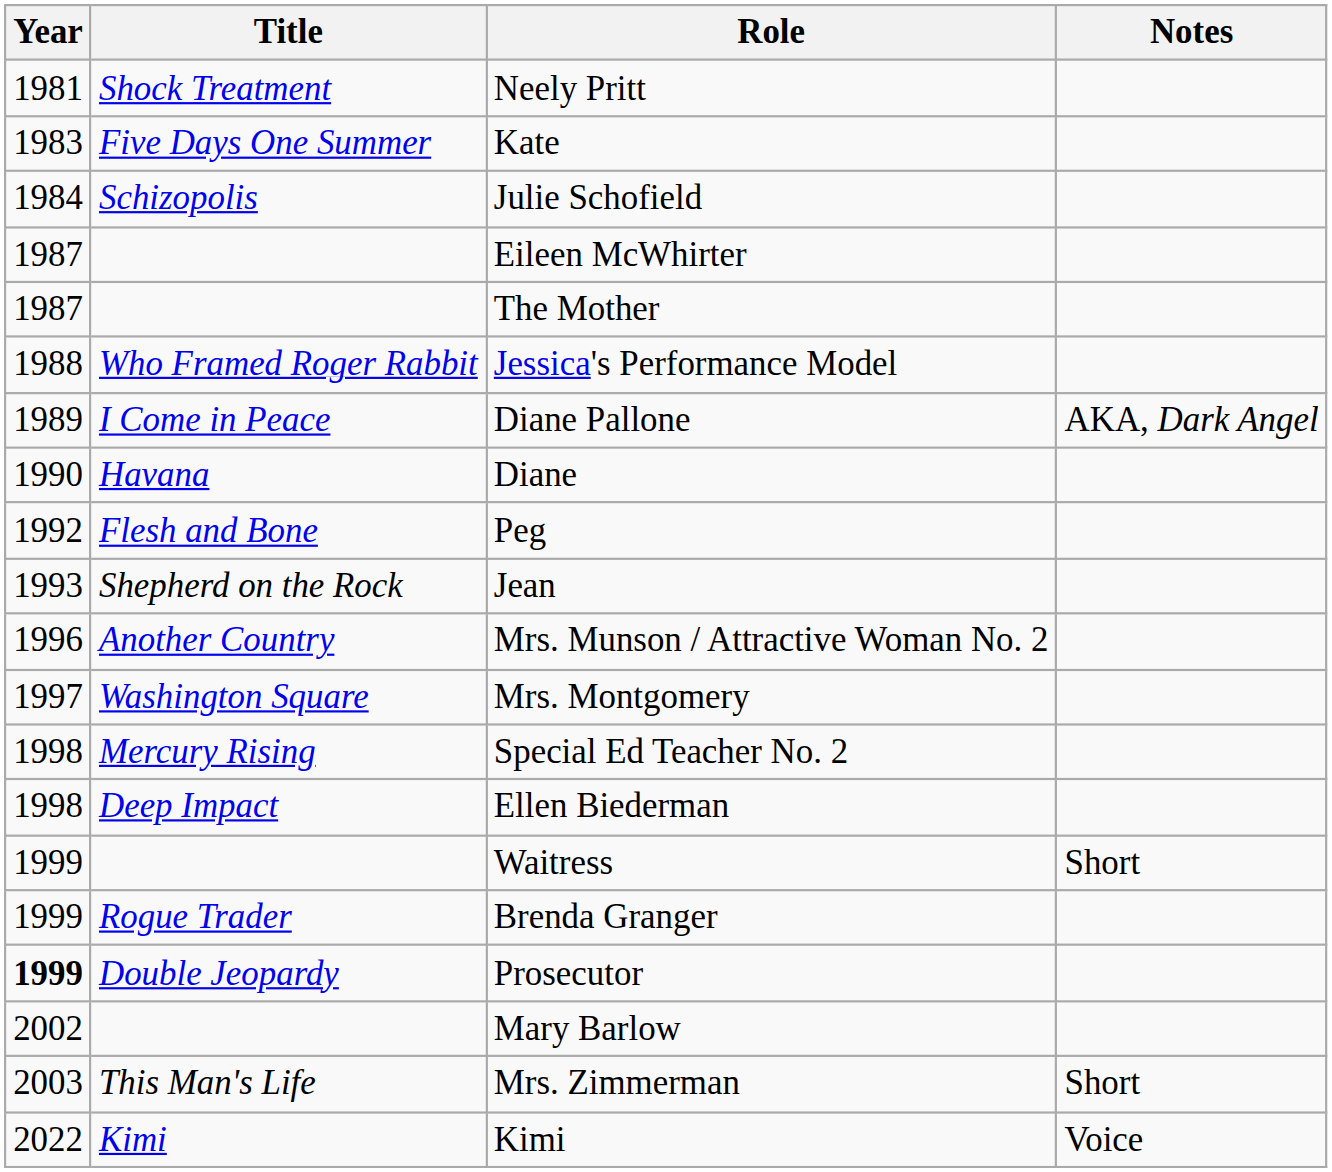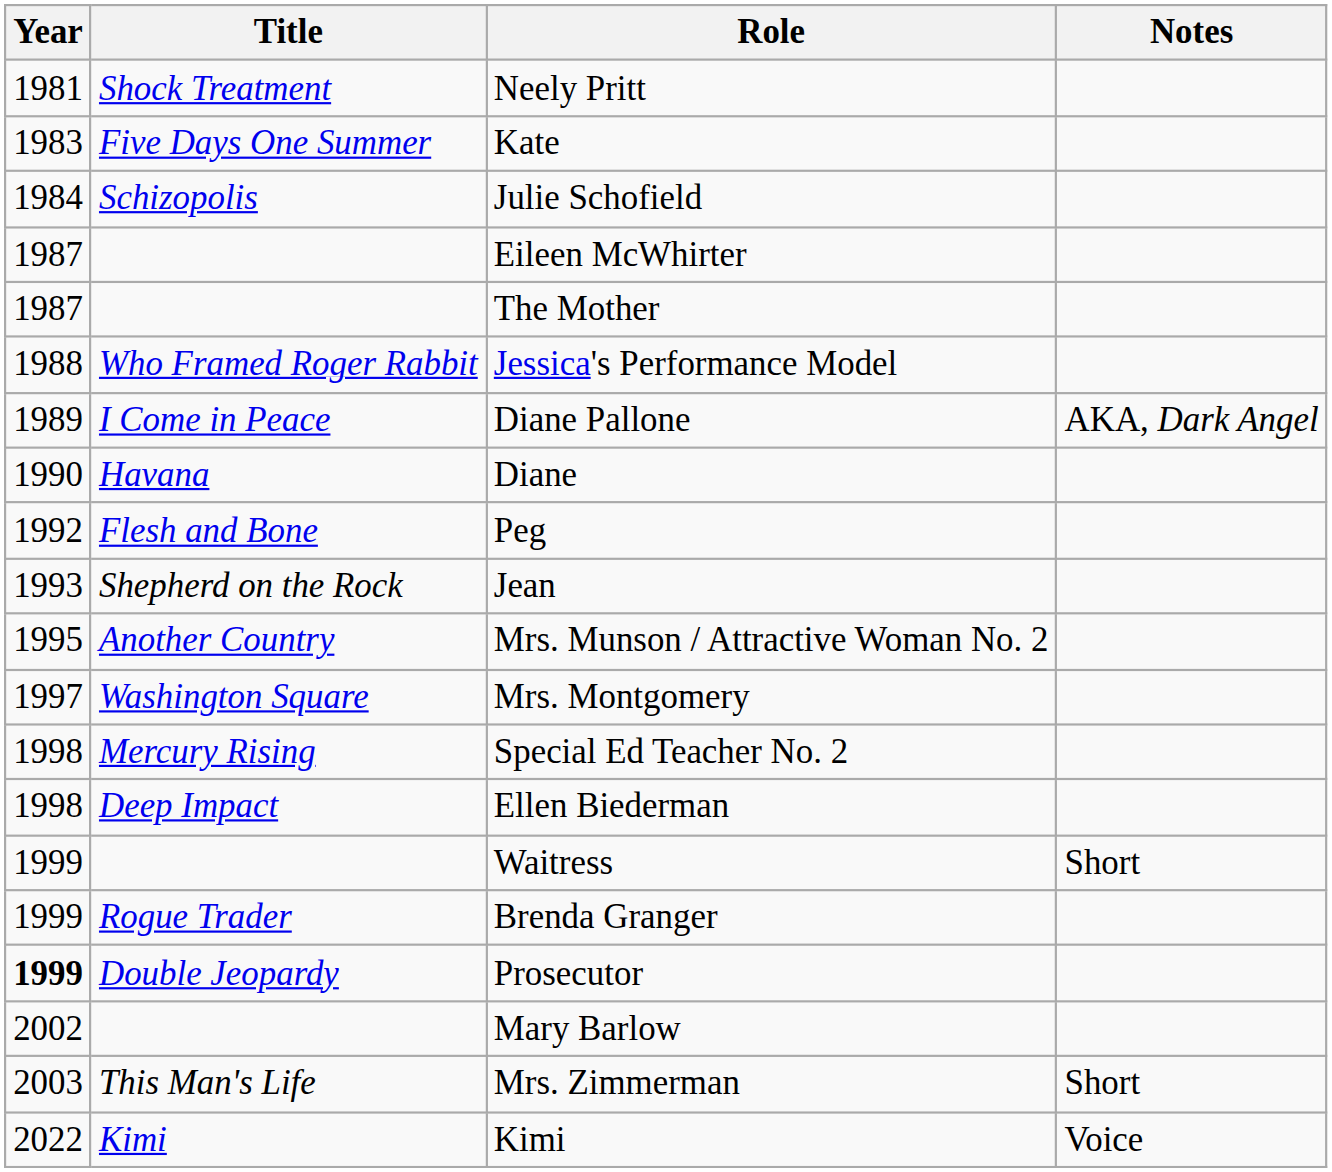(48, 640) 1996 -> (48, 640) 1995
